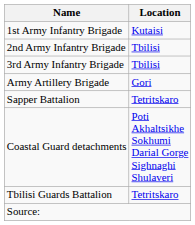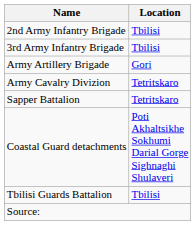- row: (64, 30)
+ row: (59, 82)
(155, 195) Tetritskaro -> (146, 195) Tbilisi
